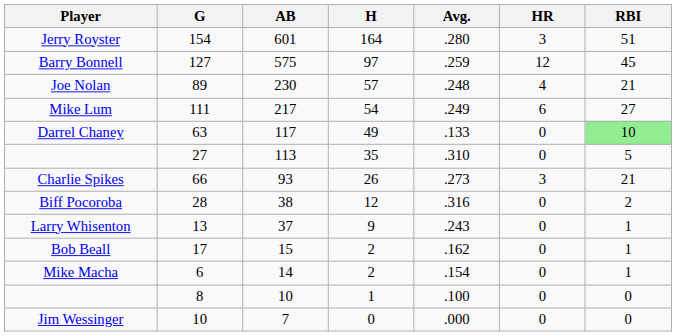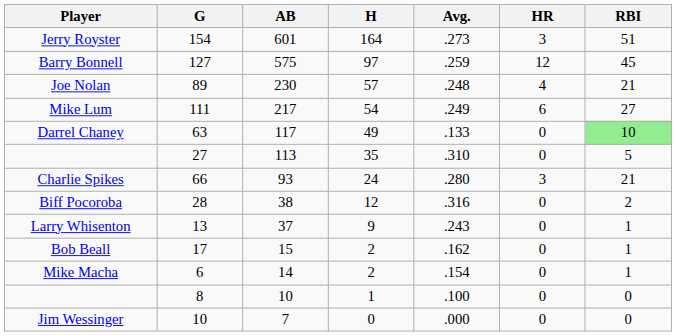(457, 39) .280 -> (457, 39) .273
(371, 179) 26 -> (371, 179) 24
(457, 179) .273 -> (457, 179) .280
